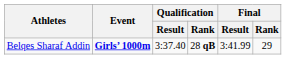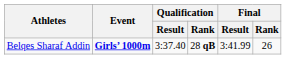(267, 46) 29 -> (267, 46) 26
